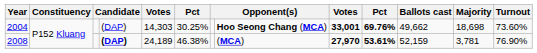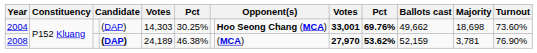(380, 41) 53.61% -> (380, 41) 53.62%
